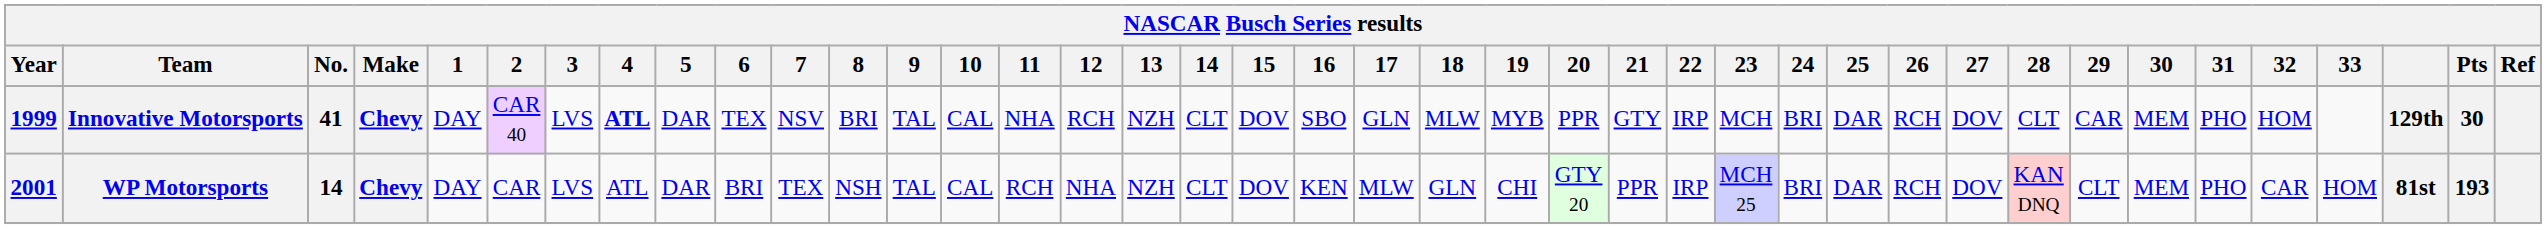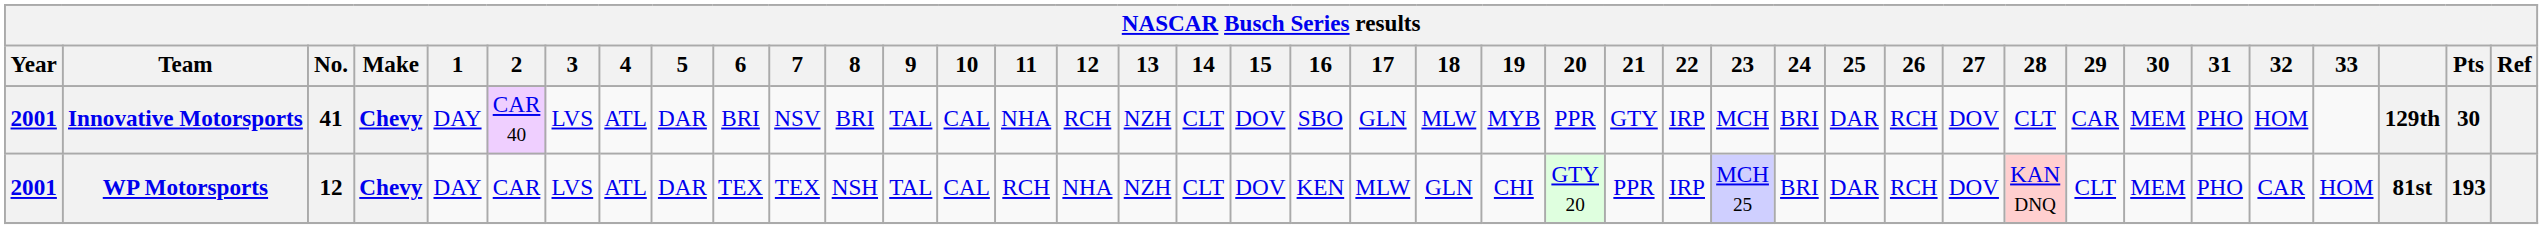(34, 119) 1999 -> (34, 119) 2001
(627, 119) bold -> (626, 119) normal
(744, 119) TEX -> (741, 119) BRI
(331, 188) 14 -> (331, 188) 12
(744, 188) BRI -> (741, 188) TEX
